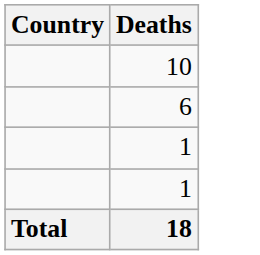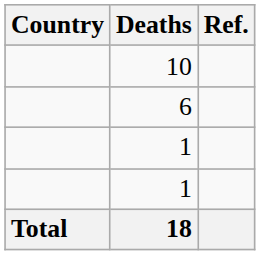+ column: (226, 24)
